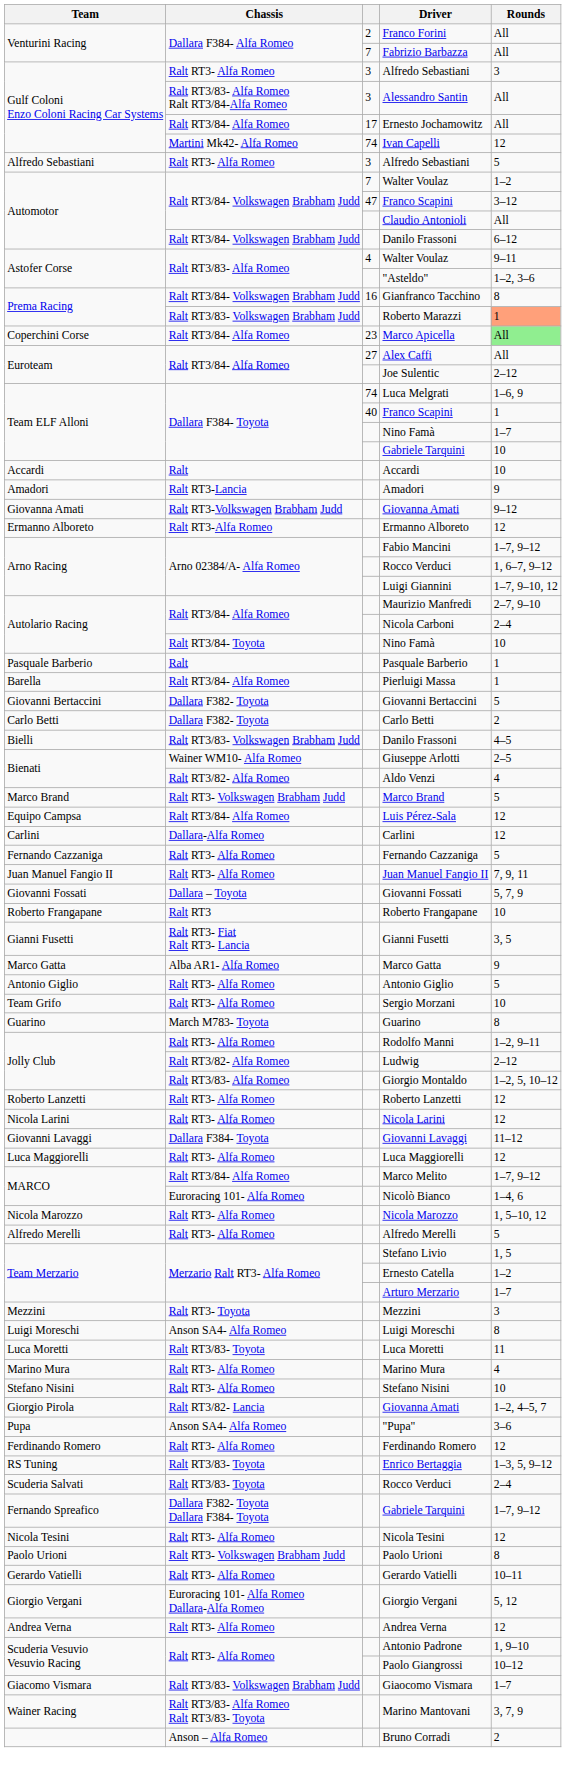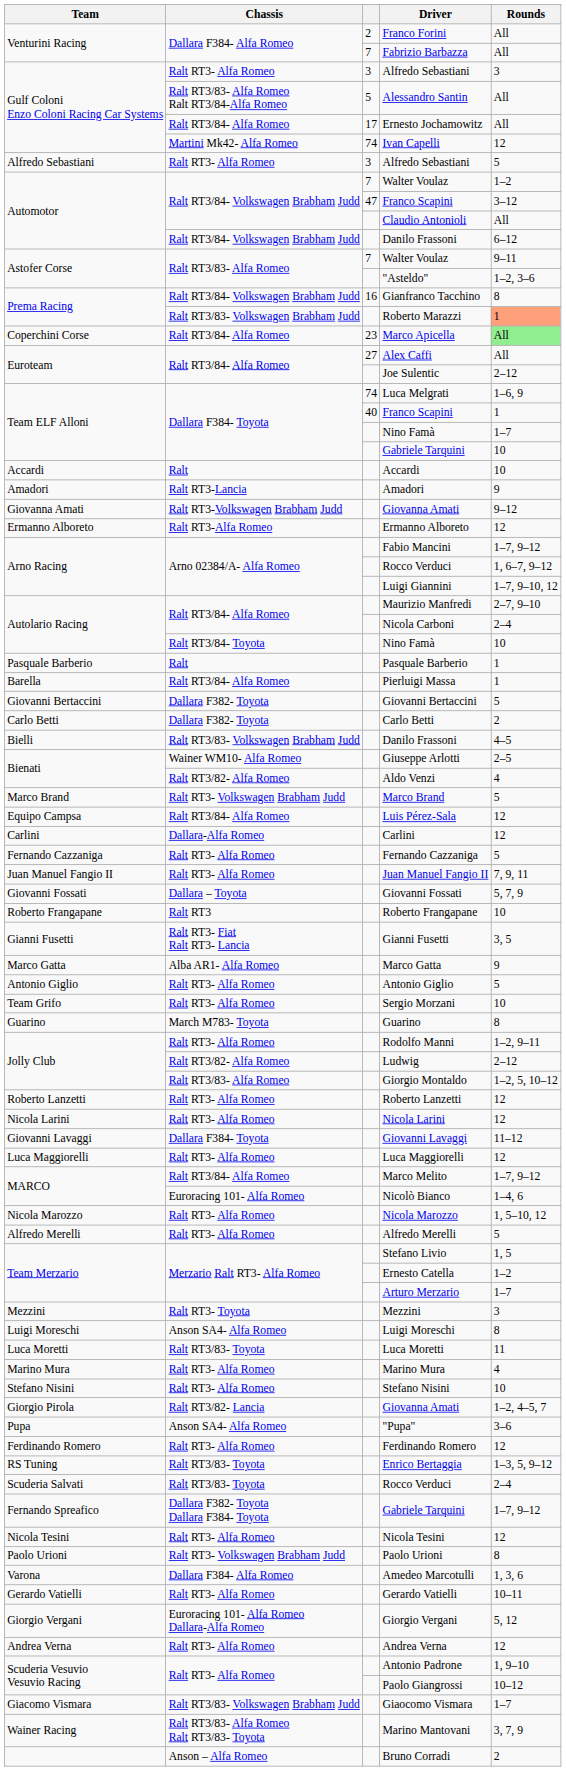(368, 98) 3 -> (368, 98) 5
(368, 259) 4 -> (368, 259) 7
+ row: (24, 1575)
